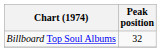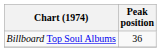(137, 39) 32 -> (137, 39) 36
